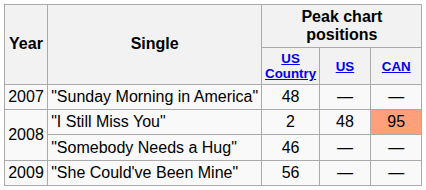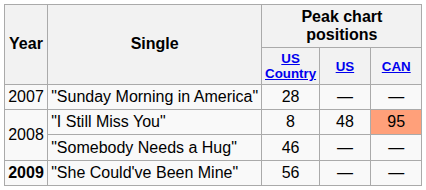(291, 96) 48 -> (291, 96) 28
(291, 122) 2 -> (291, 122) 8
(26, 172) normal -> (26, 172) bold
